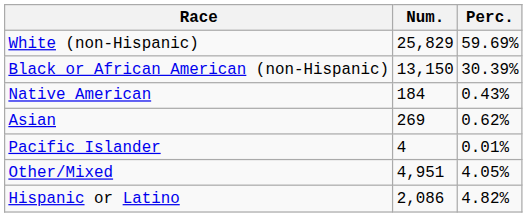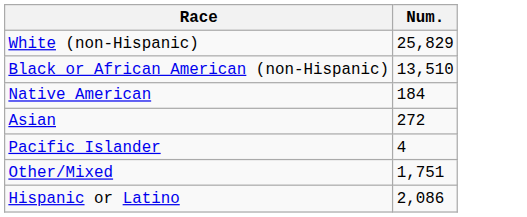- column: (490, 18)
(425, 69) 13,150 -> (425, 69) 13,510
(411, 121) 269 -> (411, 121) 272
(420, 173) 4,951 -> (420, 173) 1,751
